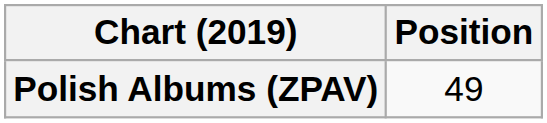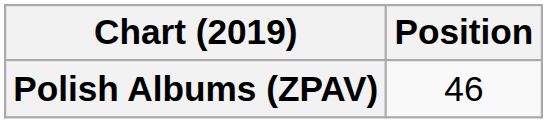(464, 88) 49 -> (464, 88) 46
